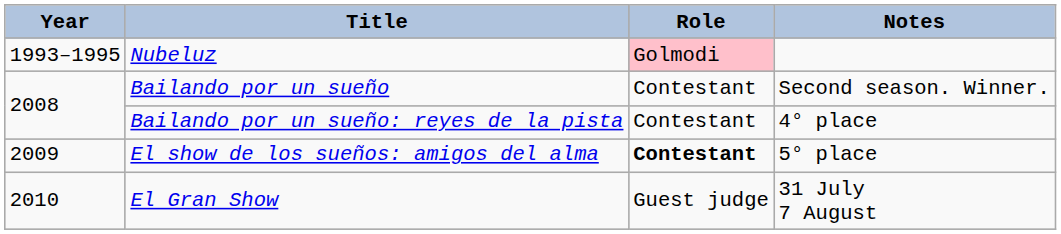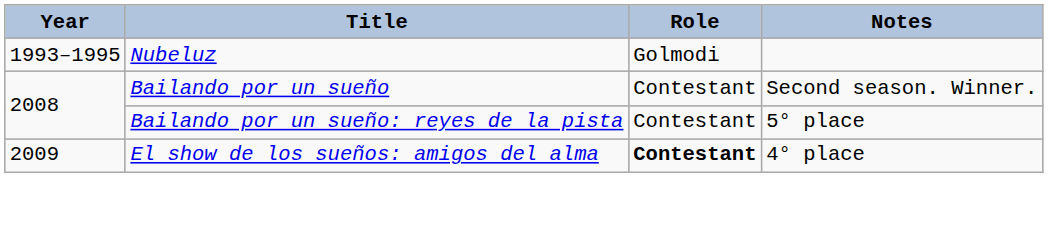(676, 55) pink background -> (676, 55) no background
(828, 122) 4° place -> (816, 122) 5° place
(828, 155) 5° place -> (816, 155) 4° place
- row: (204, 201)
